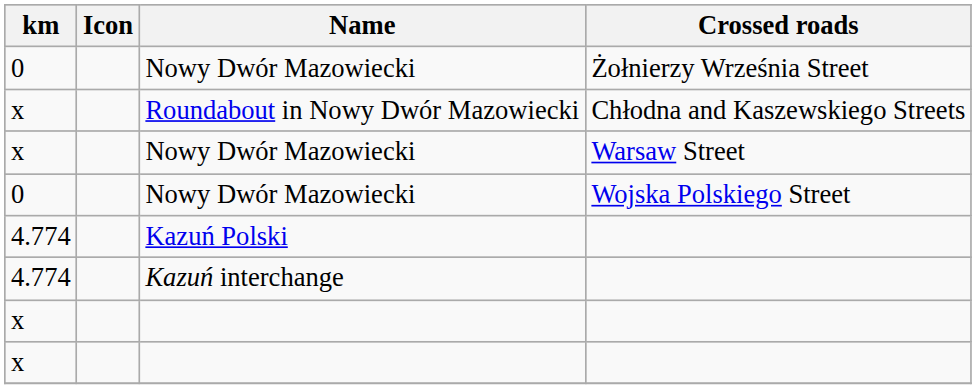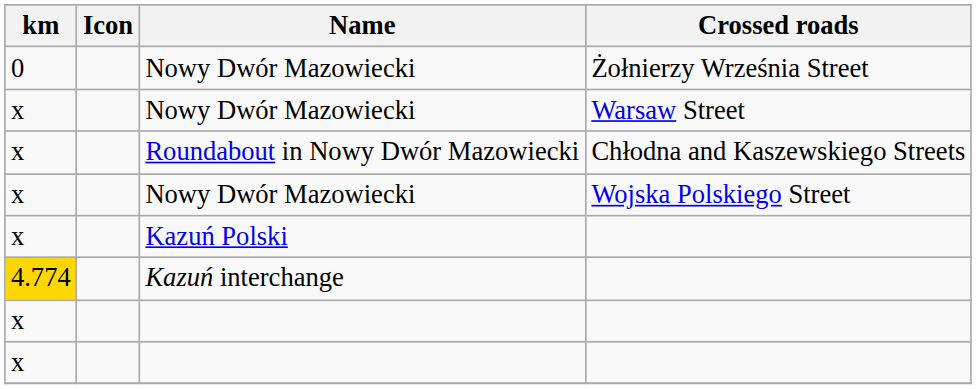rows swapped: (362, 109) <-> (280, 151)
(18, 194) 0 -> (18, 194) x
(41, 236) 4.774 -> (18, 236) x
(41, 278) no background -> (41, 278) gold background
